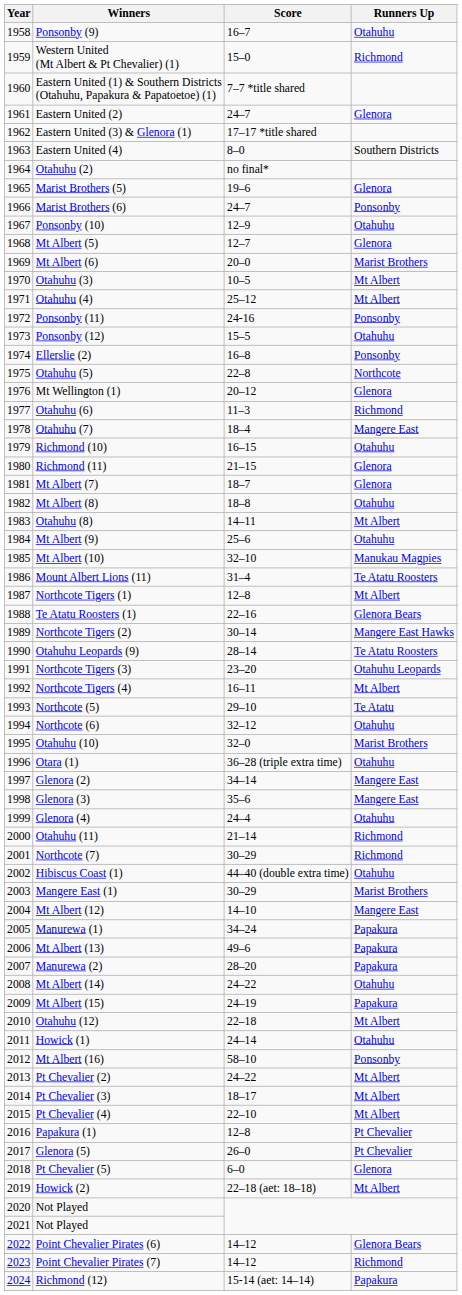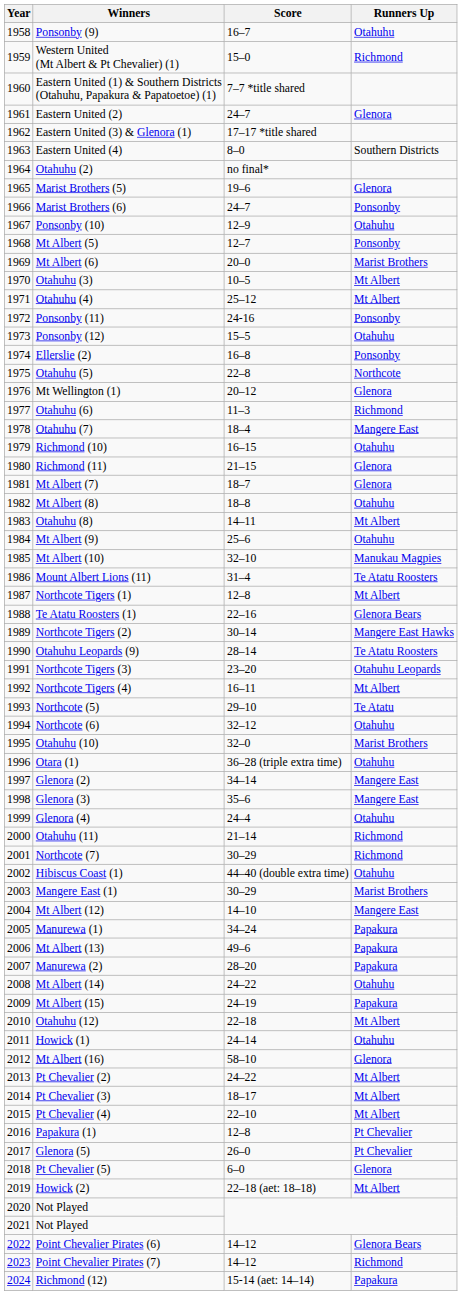(373, 243) Glenora -> (377, 243) Ponsonby
(377, 1058) Ponsonby -> (373, 1058) Glenora
